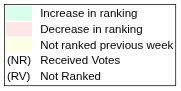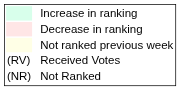(19, 61) (NR) -> (19, 61) (RV)
(19, 76) (RV) -> (19, 76) (NR)
